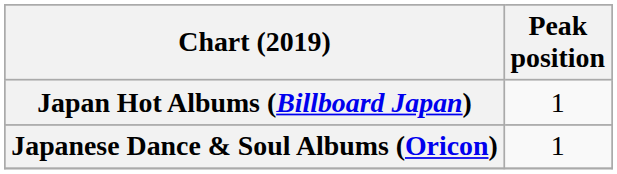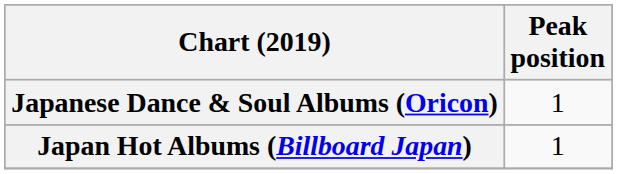rows swapped: (255, 102) <-> (255, 146)
